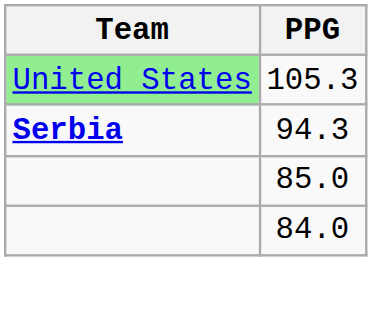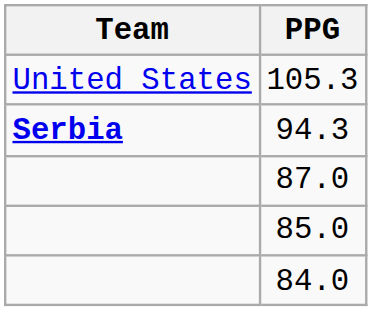(132, 80) lightgreen background -> (132, 80) no background
+ row: (312, 180)
